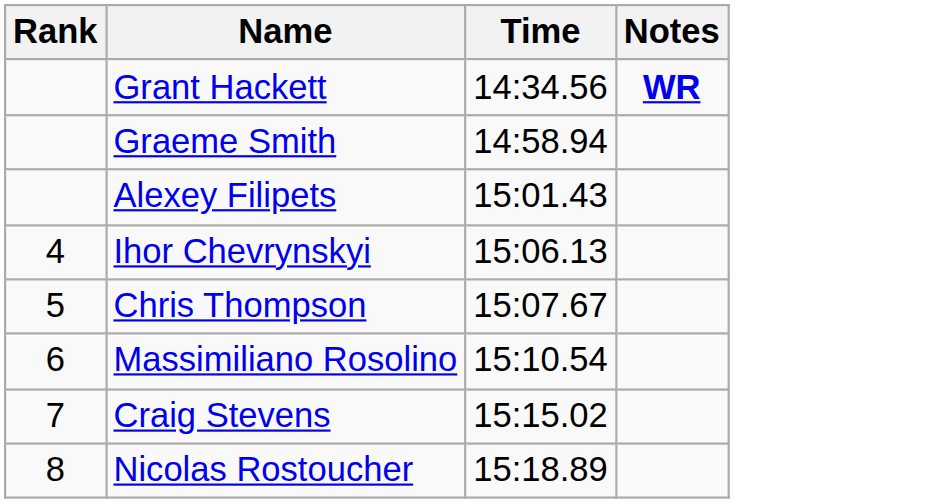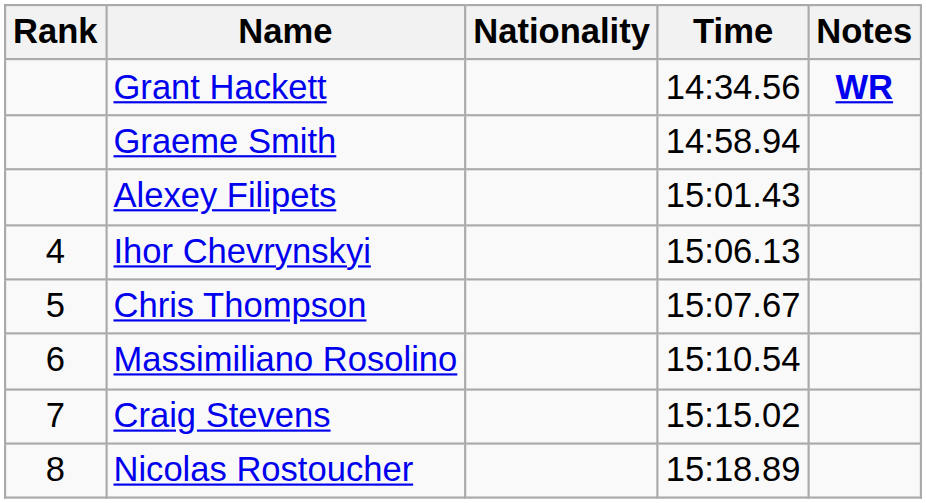+ column: (562, 31)
